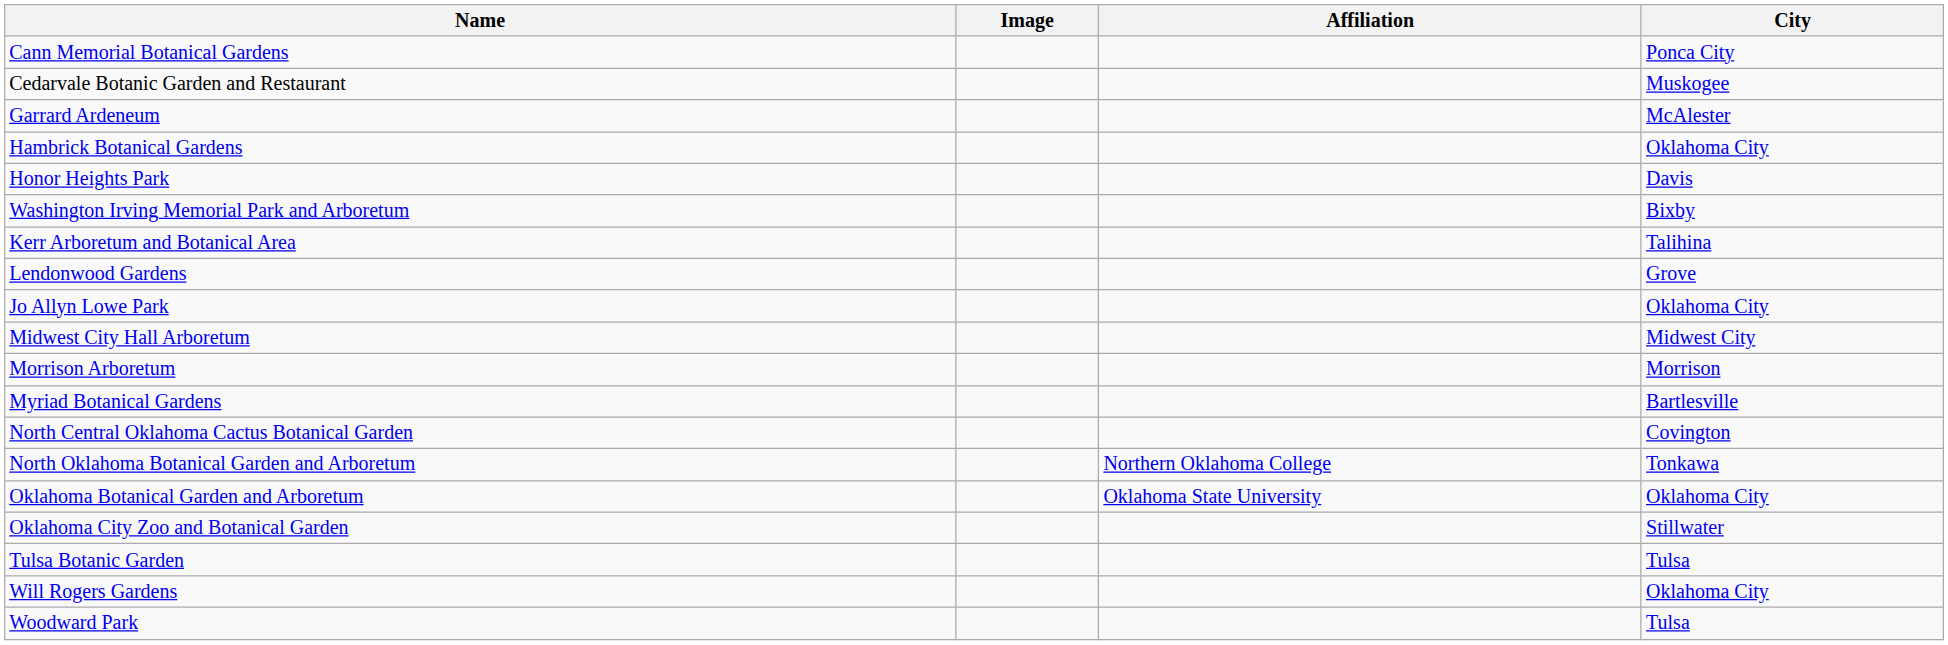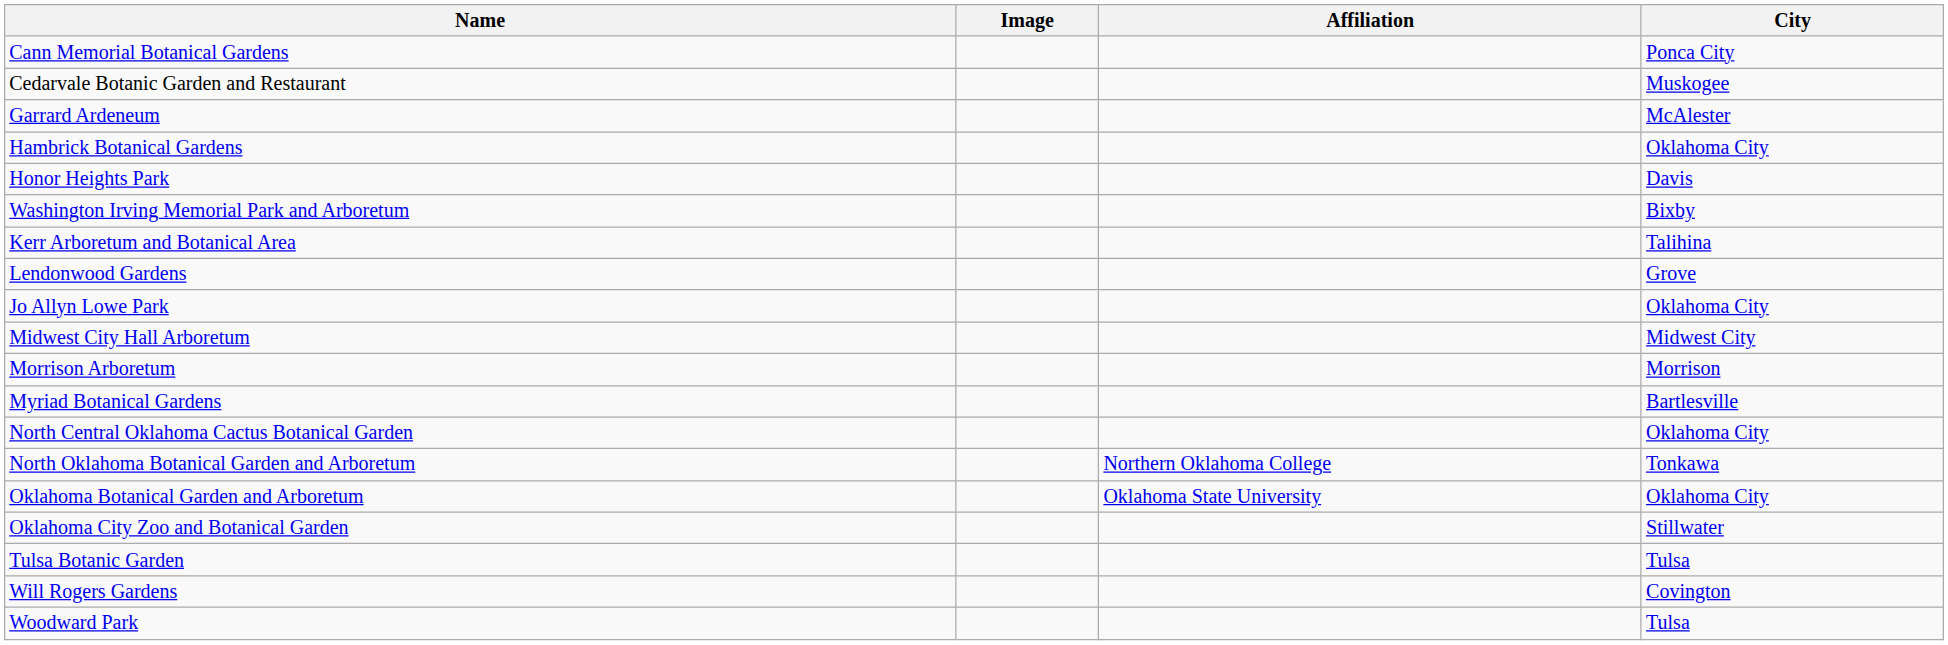(1688, 432) Covington -> (1707, 432) Oklahoma City
(1707, 591) Oklahoma City -> (1688, 591) Covington
